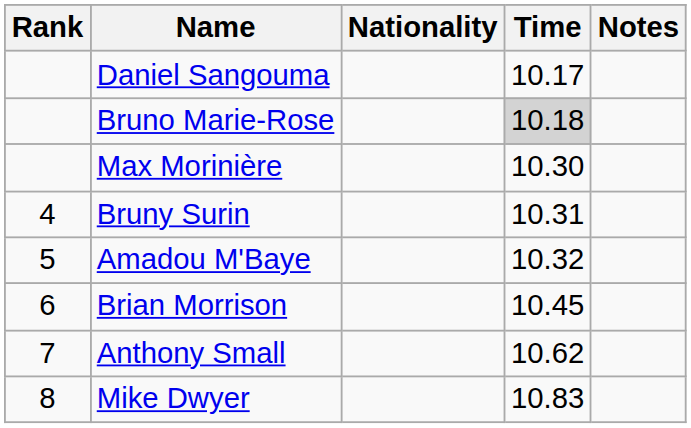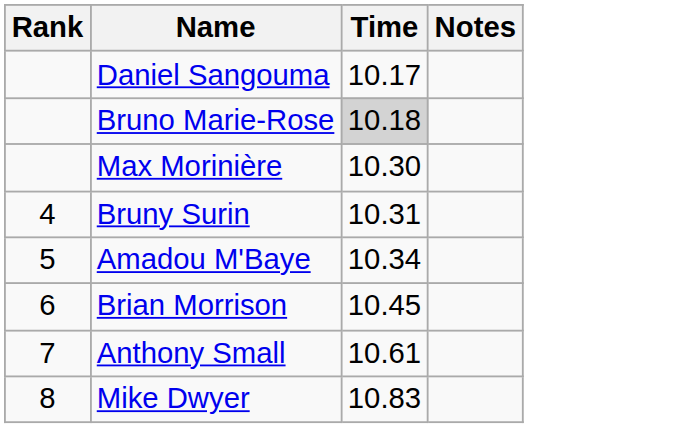- column: (423, 27)
(548, 259) 10.32 -> (384, 259) 10.34
(548, 352) 10.62 -> (384, 352) 10.61
